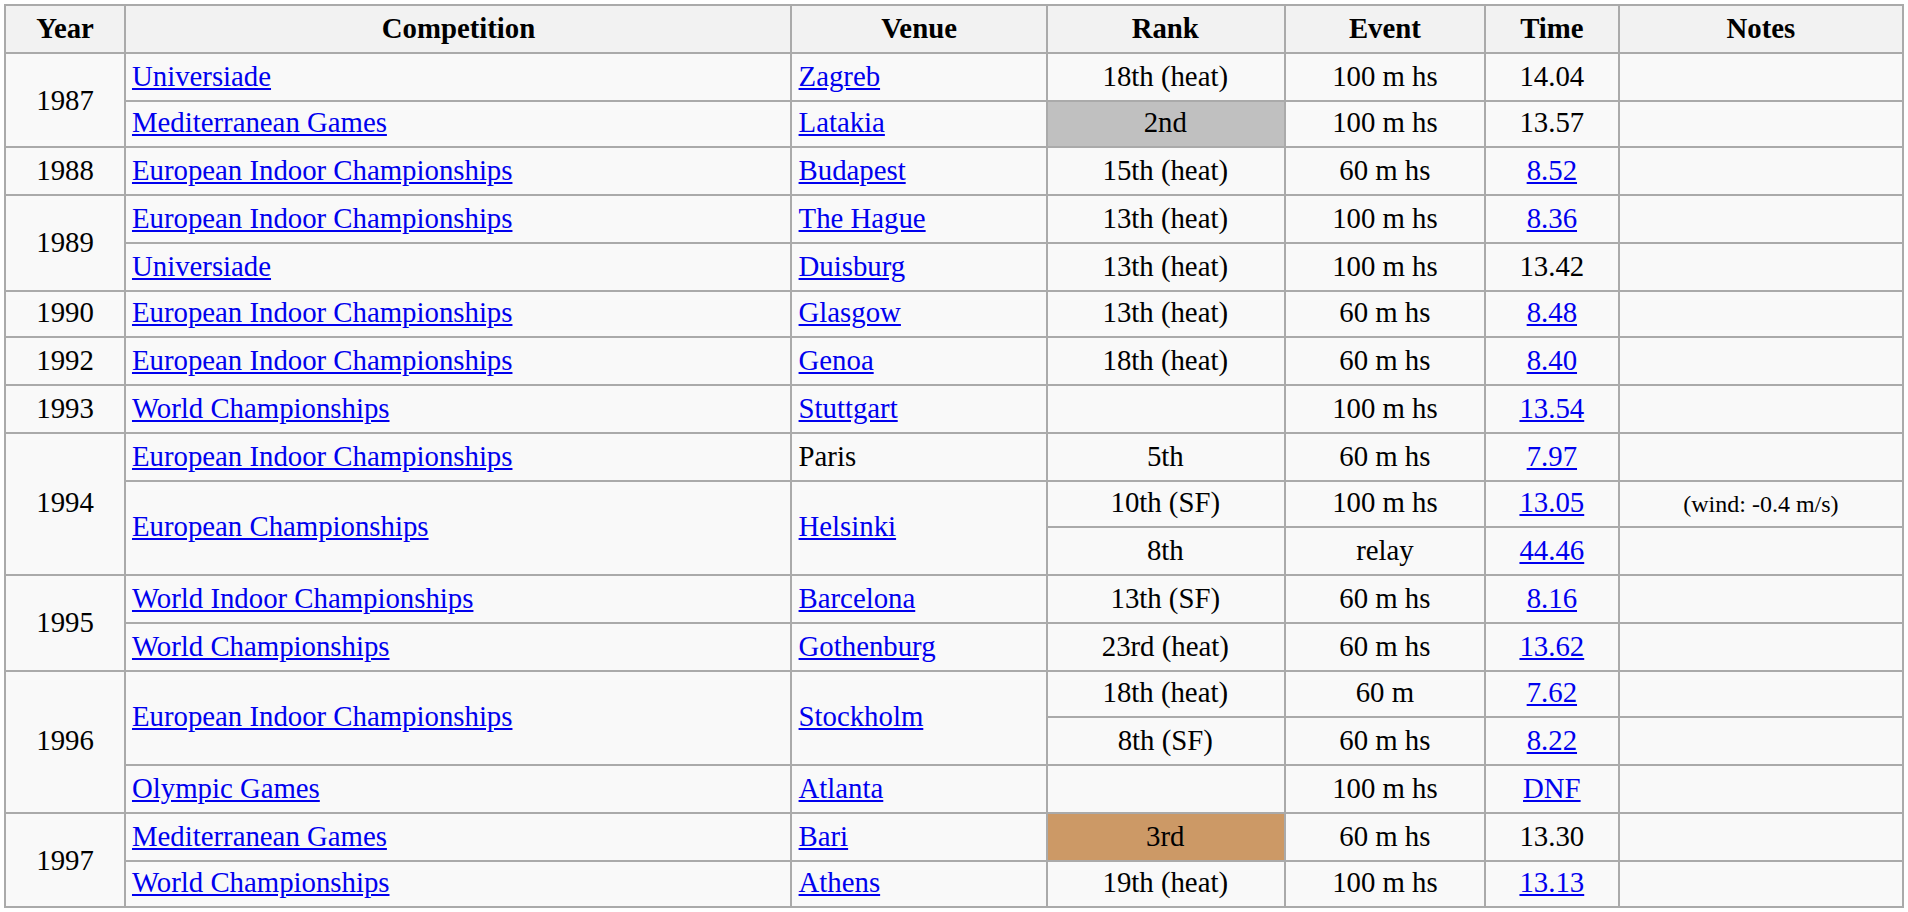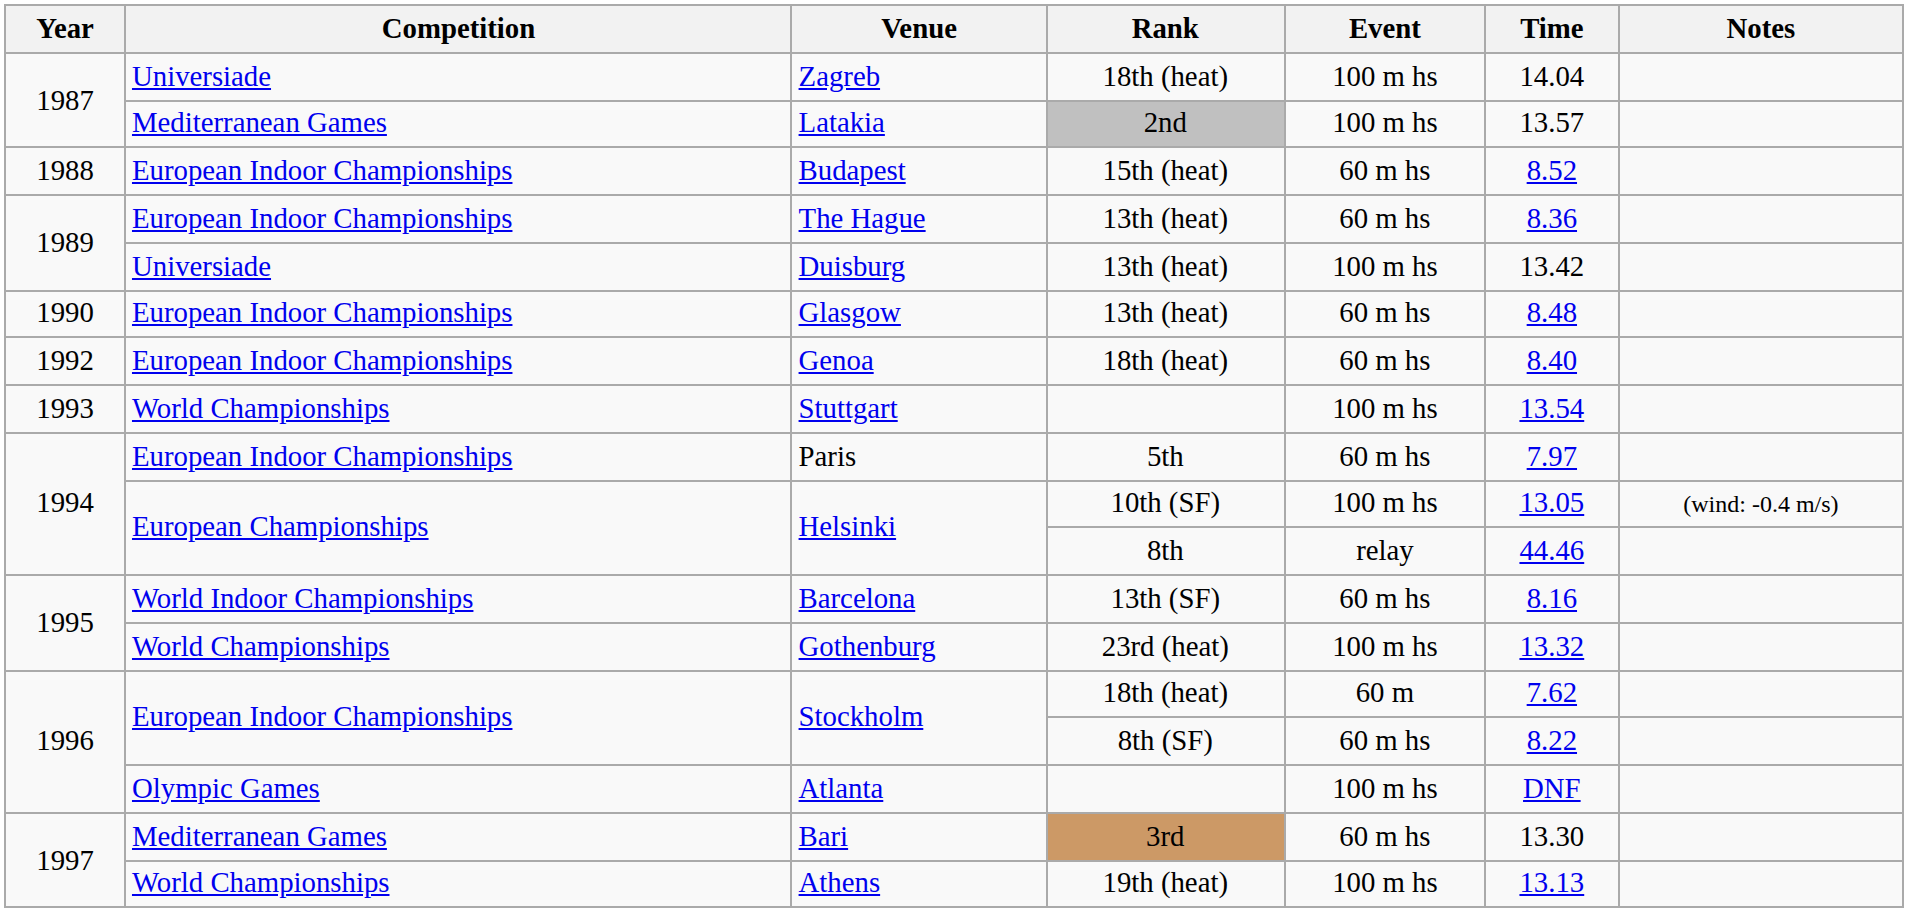(1385, 218) 100 m hs -> (1385, 218) 60 m hs
(1385, 646) 60 m hs -> (1385, 646) 100 m hs
(1552, 646) 13.62 -> (1552, 646) 13.32
